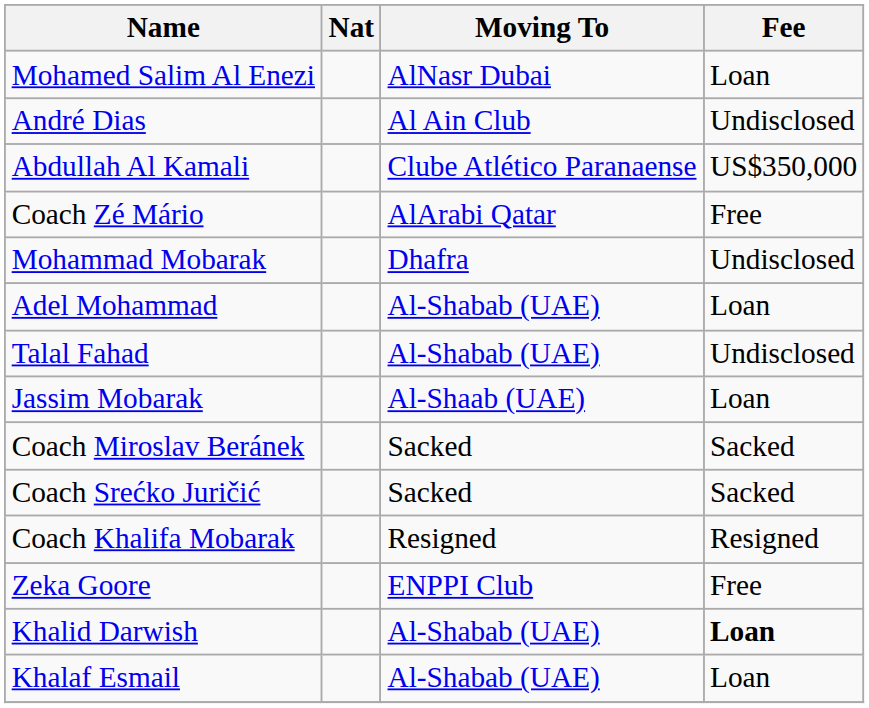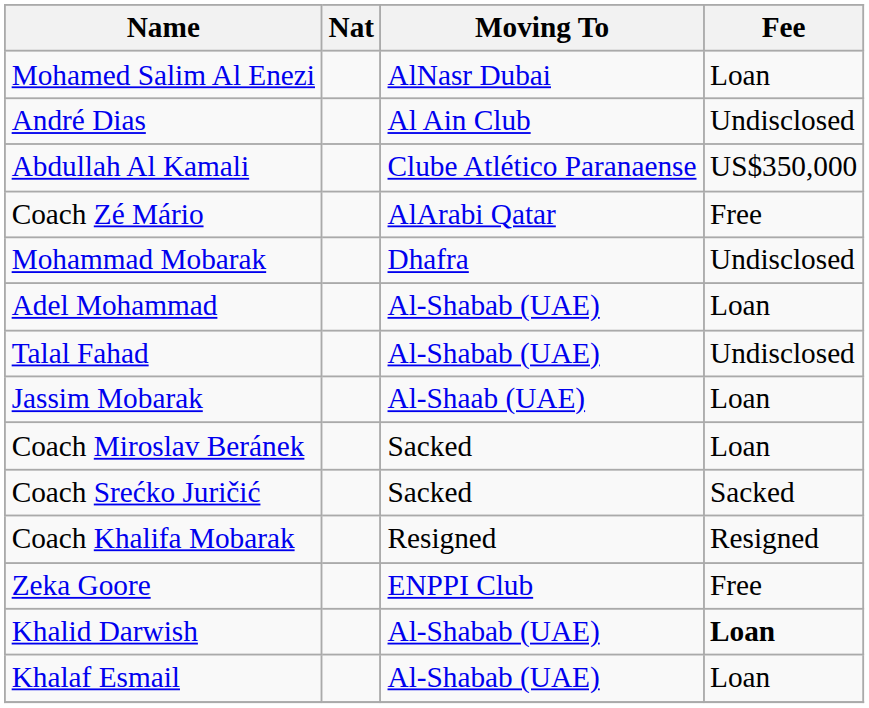(752, 445) Sacked -> (740, 445) Loan
